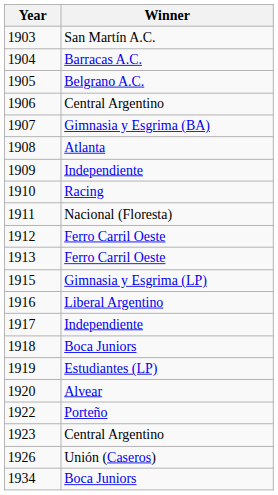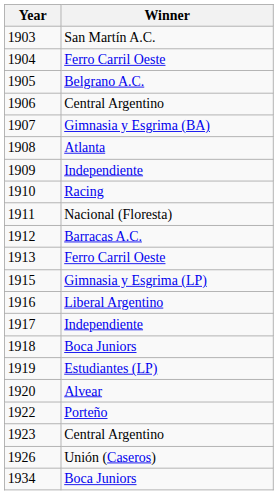(103, 59) Barracas A.C. -> (115, 59) Ferro Carril Oeste
(115, 236) Ferro Carril Oeste -> (103, 236) Barracas A.C.
